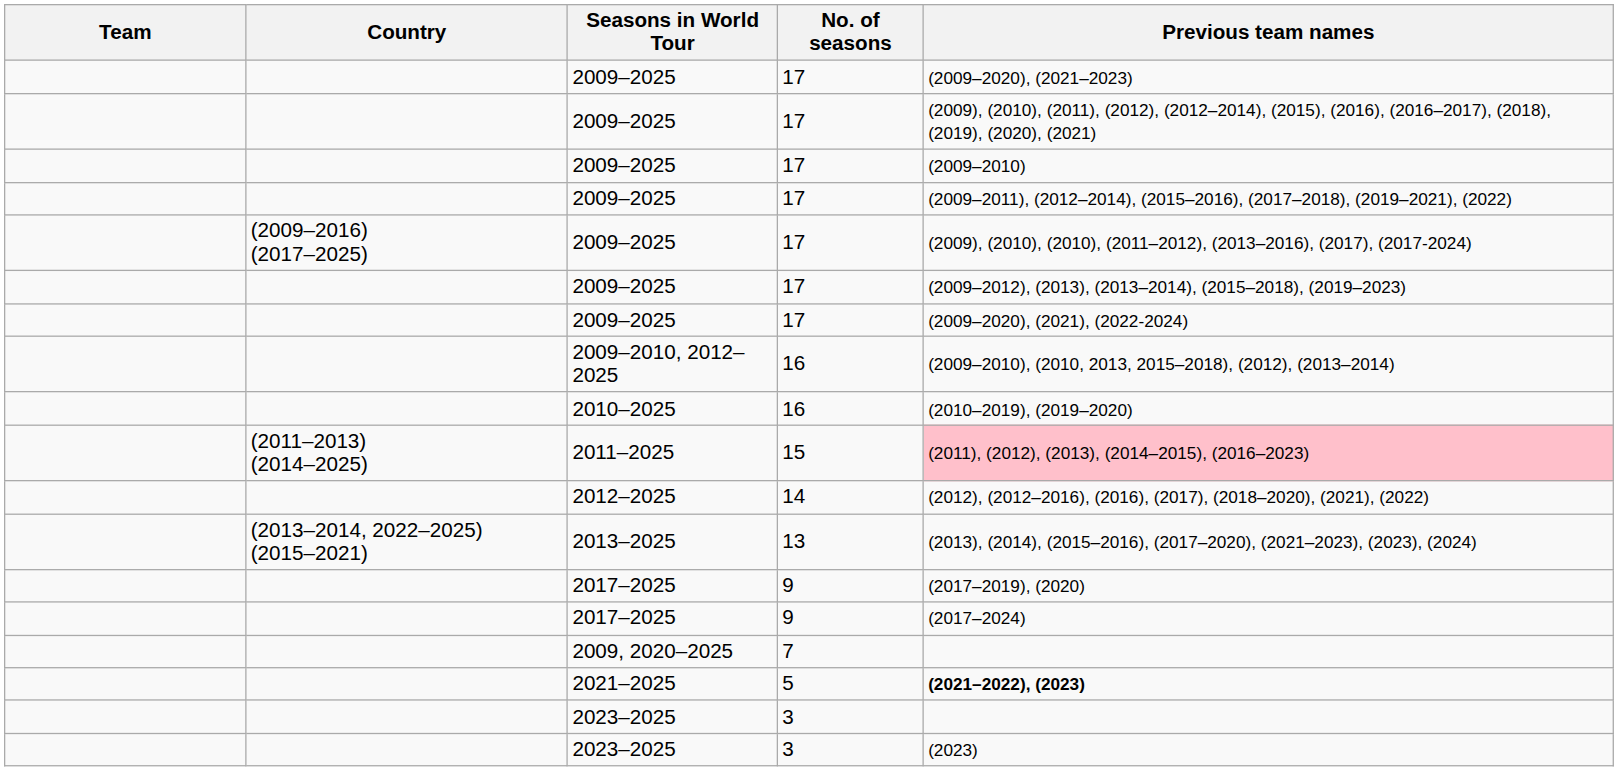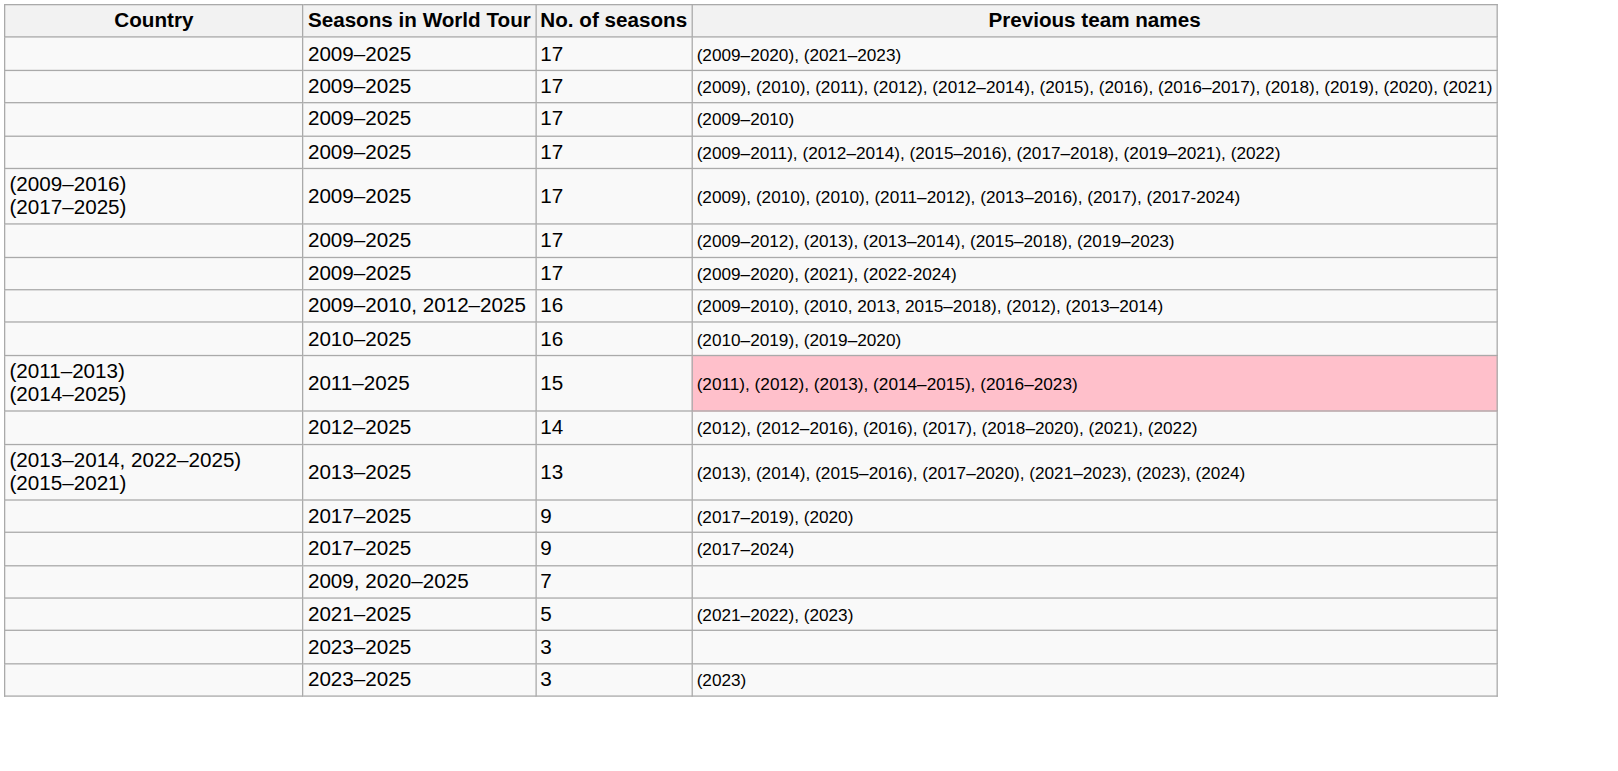- column: (125, 32)
(1007, 683) bold -> (775, 615) normal
